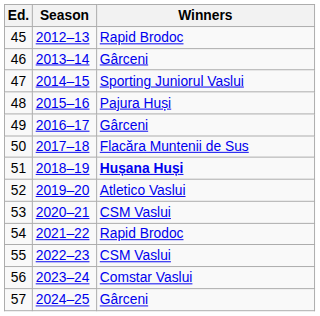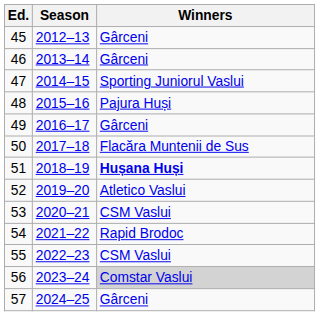(142, 38) Rapid Brodoc -> (124, 38) Gârceni
(146, 278) no background -> (146, 278) lightgrey background
